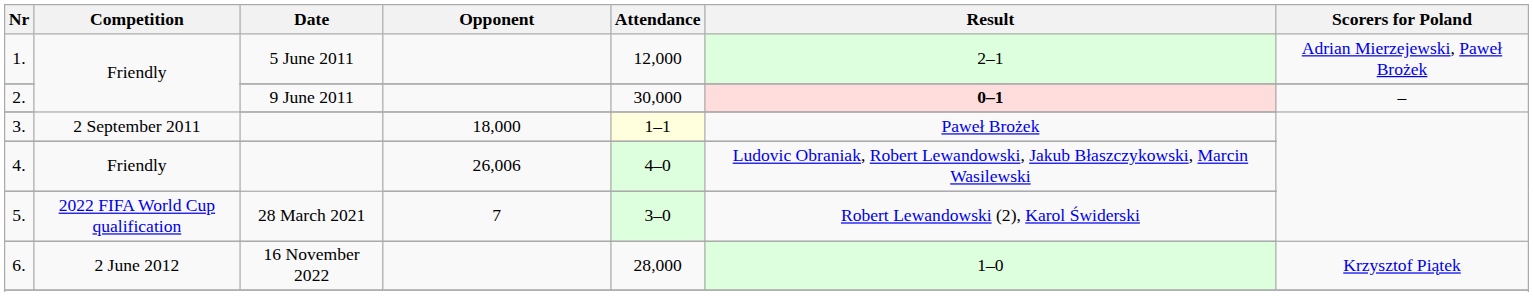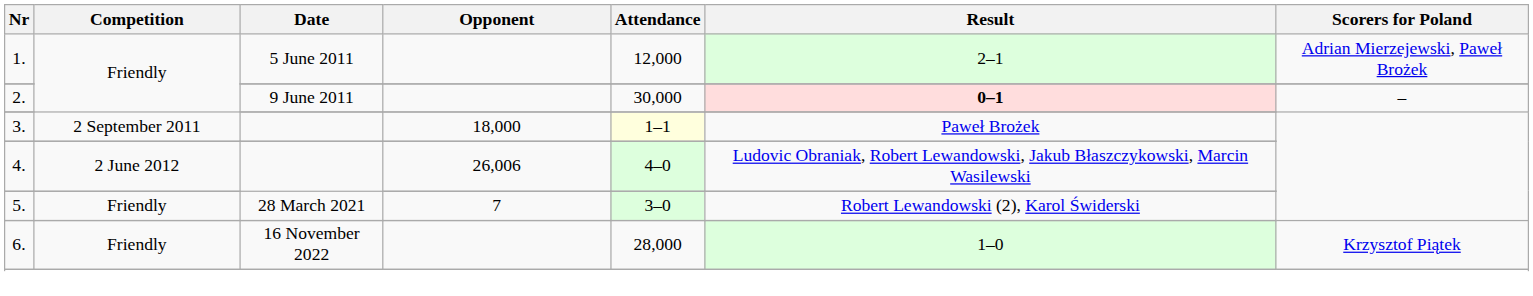(137, 166) Friendly -> (137, 166) 2 June 2012
(137, 216) 2022 FIFA World Cup qualification -> (137, 205) Friendly
(137, 265) 2 June 2012 -> (137, 245) Friendly
